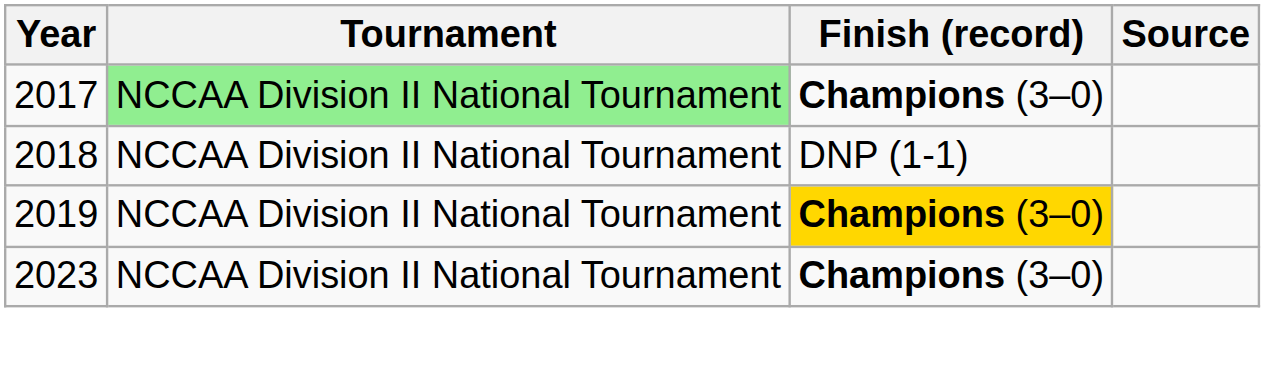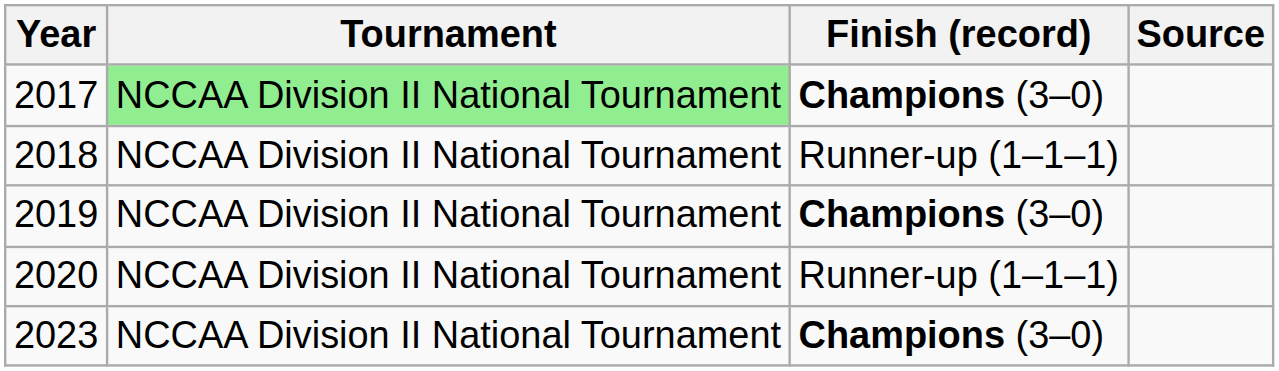(884, 154) DNP (1-1) -> (959, 154) Runner-up (1–1–1)
(951, 214) gold background -> (951, 214) no background
+ row: (56, 275)
